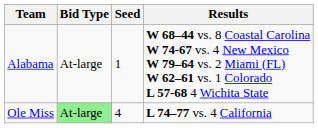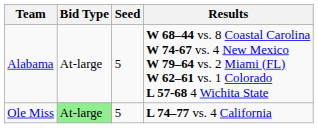(118, 63) 1 -> (118, 63) 5
(118, 112) 4 -> (118, 112) 5
